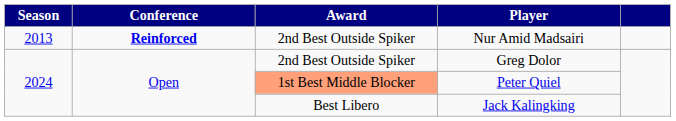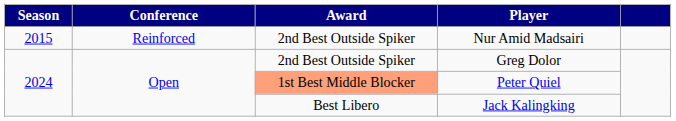(38, 37) 2013 -> (38, 37) 2015
(164, 37) bold -> (164, 37) normal
